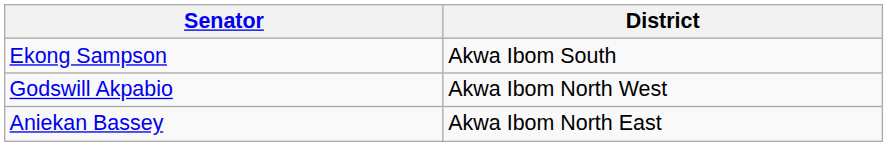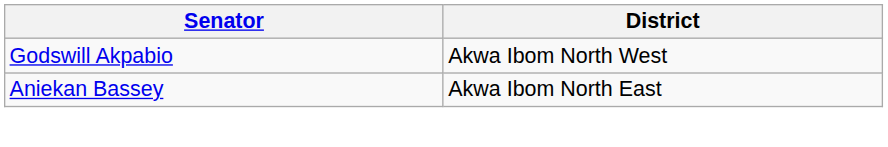- row: (88, 55)
